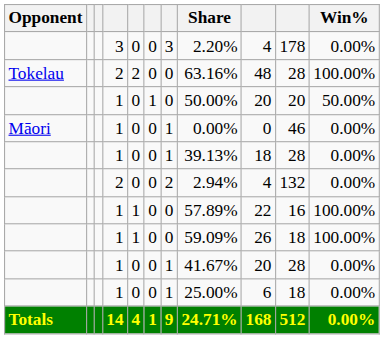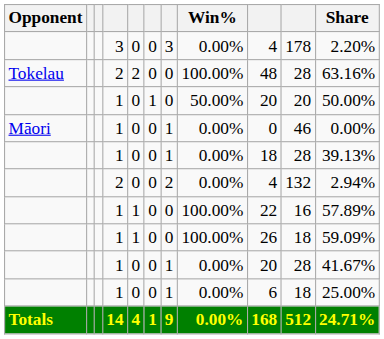columns swapped: (344, 18) <-> (210, 18)
